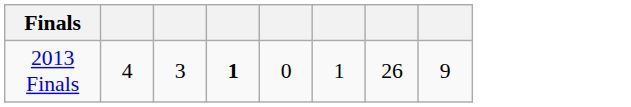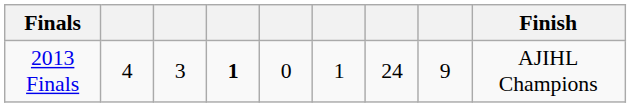+ column: (548, 22)
(392, 71) 26 -> (392, 71) 24
